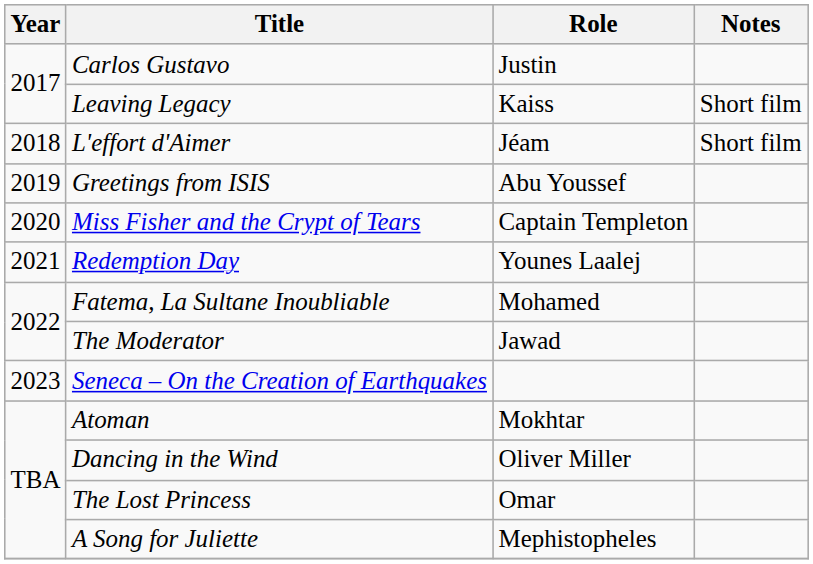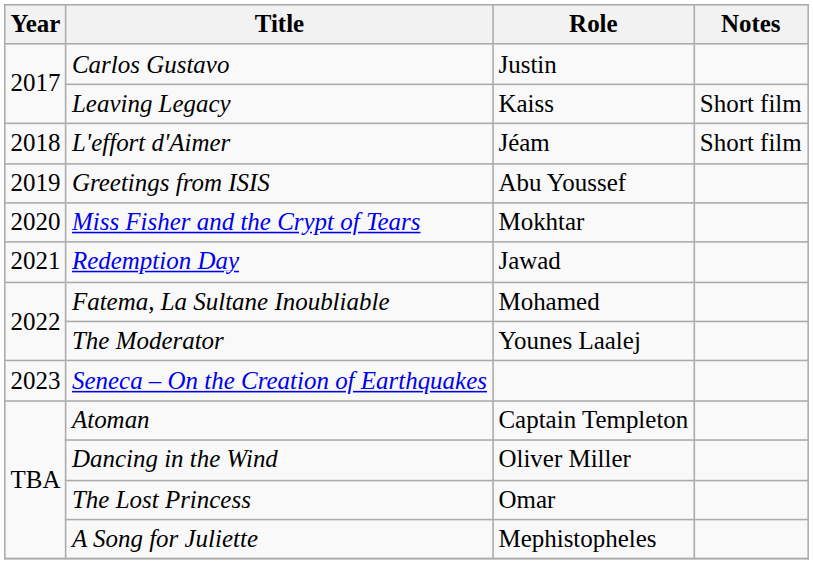(593, 222) Captain Templeton -> (541, 222) Mokhtar
(570, 261) Younes Laalej -> (530, 261) Jawad
(530, 340) Jawad -> (570, 340) Younes Laalej
(541, 420) Mokhtar -> (593, 420) Captain Templeton
